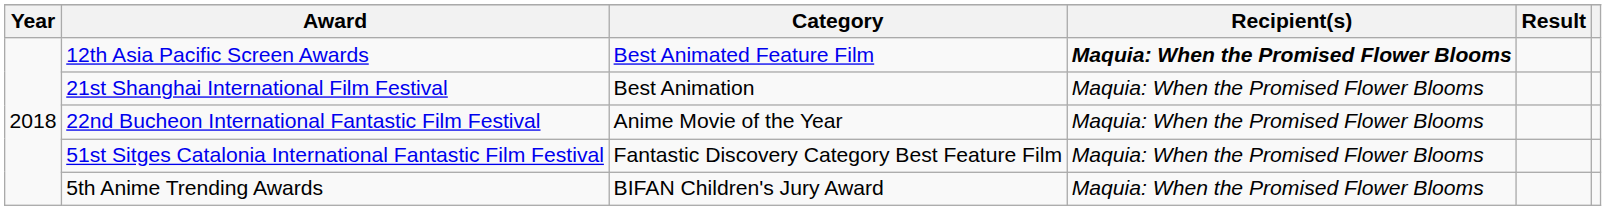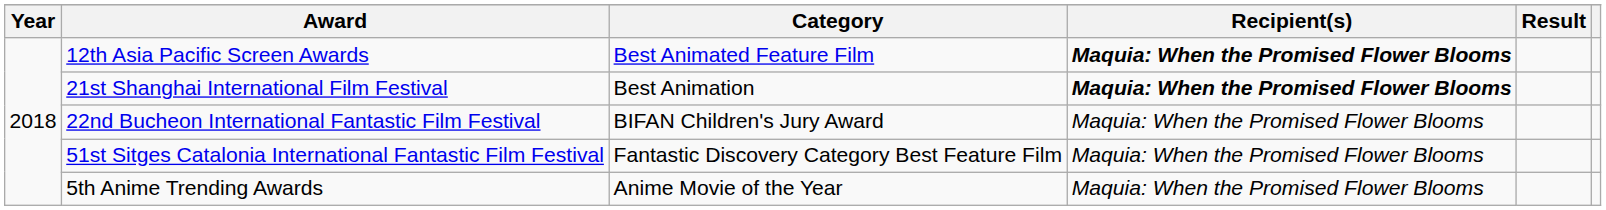(1278, 88) normal -> (1292, 88) bold
(728, 121) Anime Movie of the Year -> (749, 121) BIFAN Children's Jury Award
(749, 188) BIFAN Children's Jury Award -> (728, 188) Anime Movie of the Year
